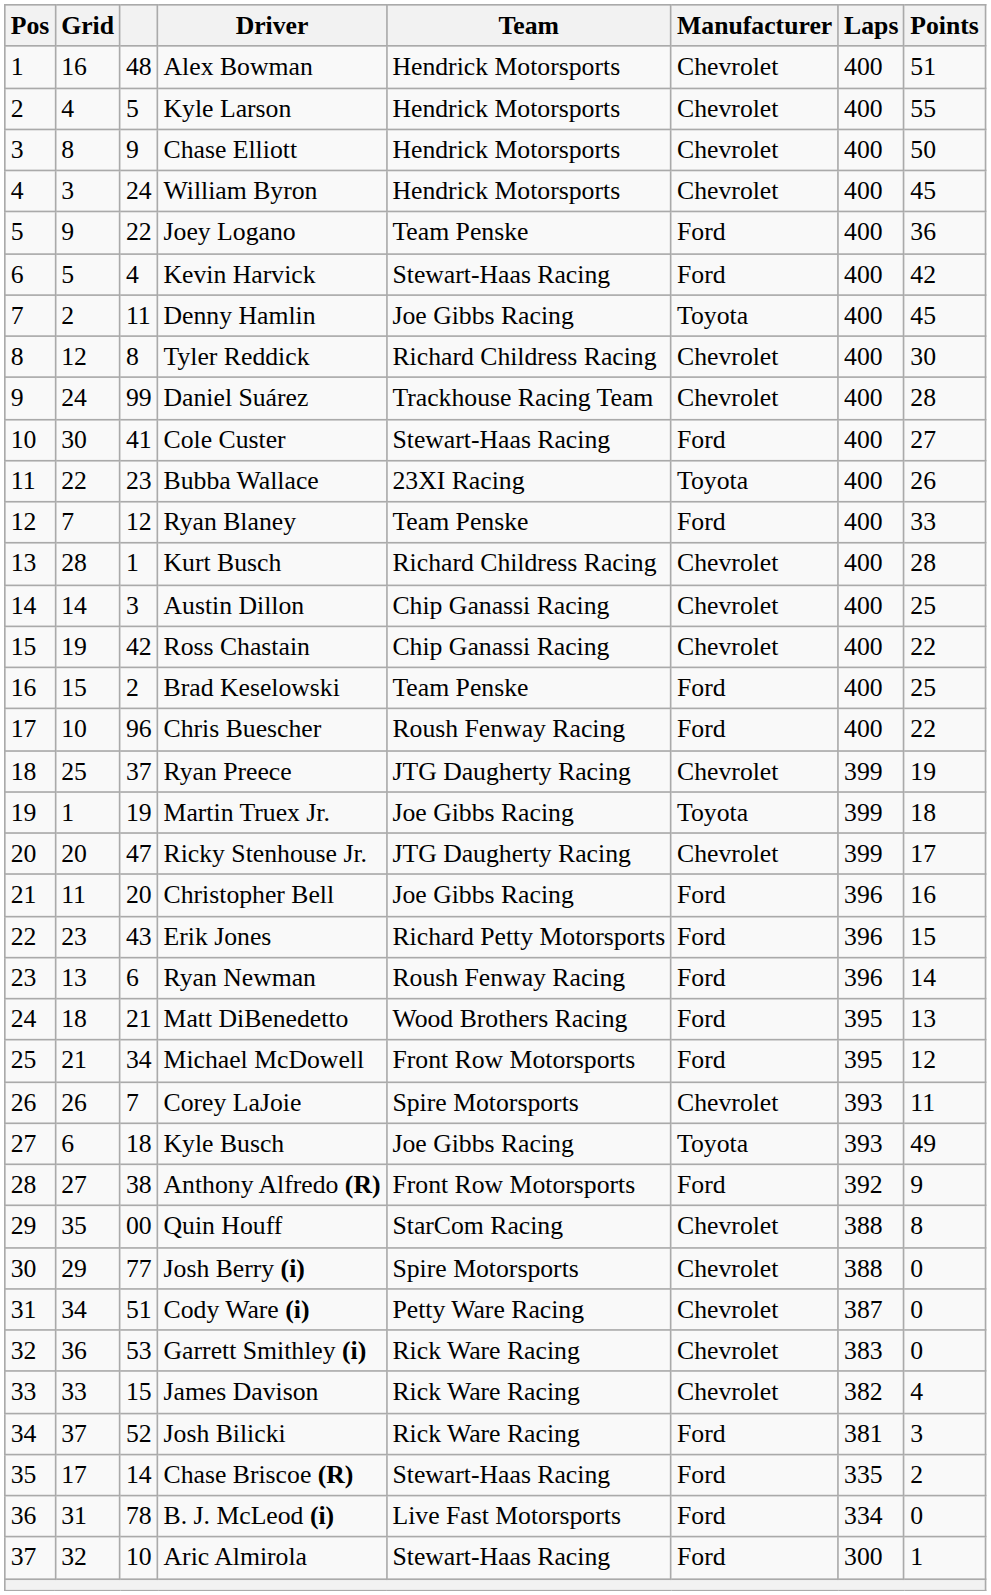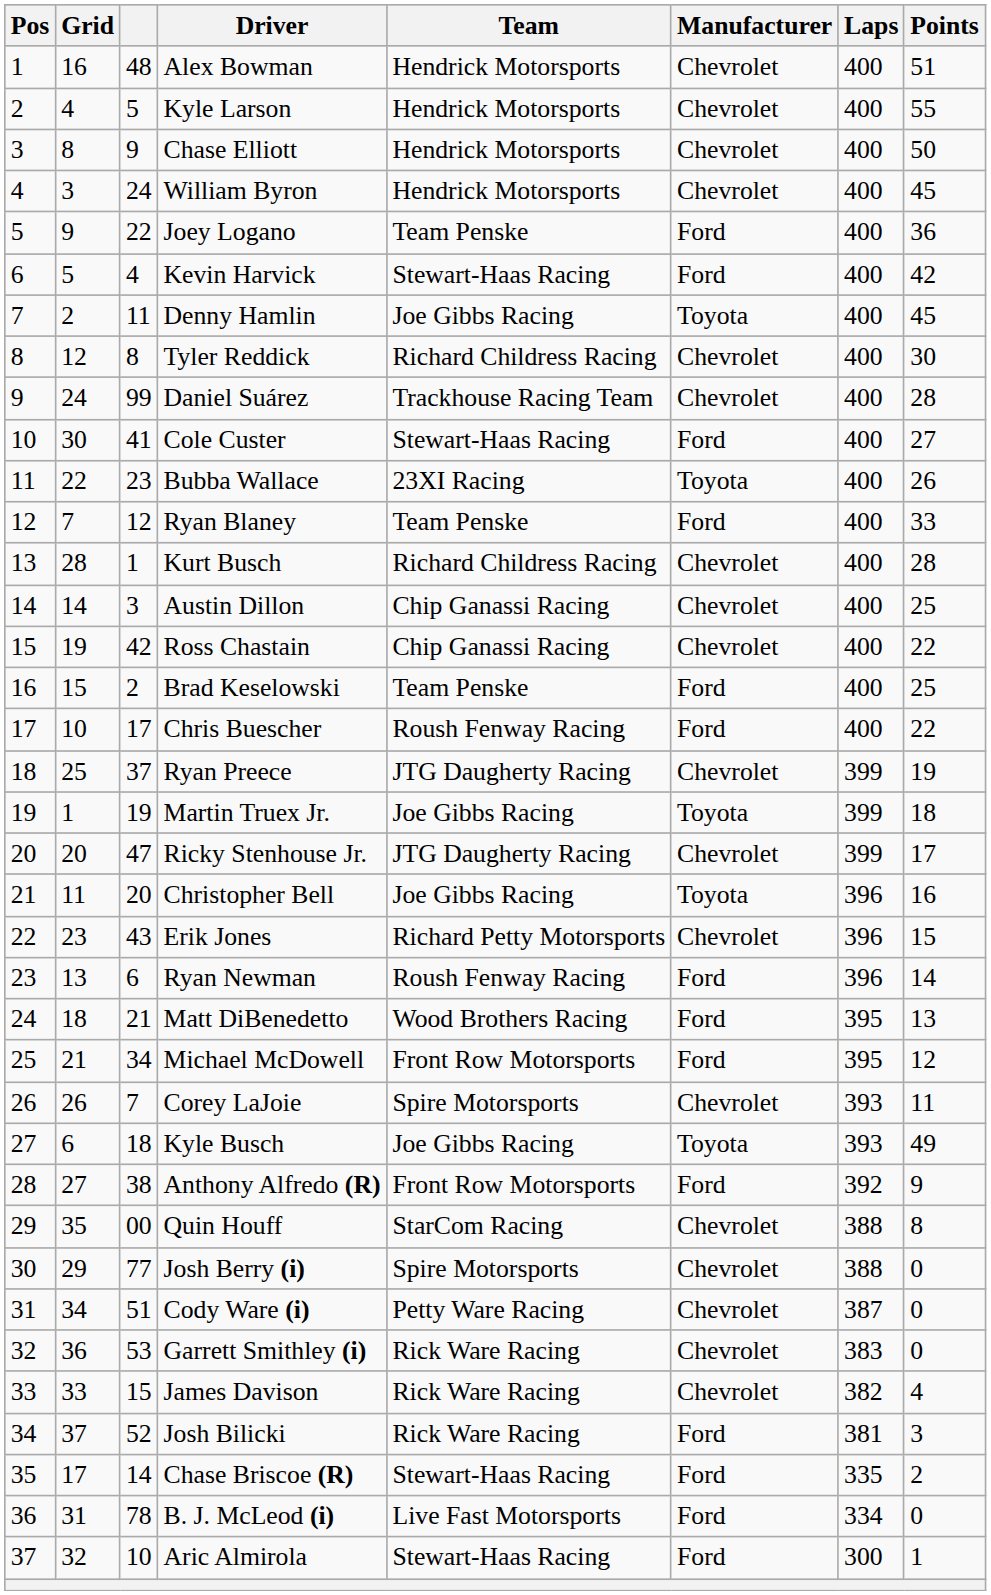(139, 728) 96 -> (139, 728) 17
(701, 894) Ford -> (713, 894) Toyota
(701, 935) Ford -> (728, 935) Chevrolet
